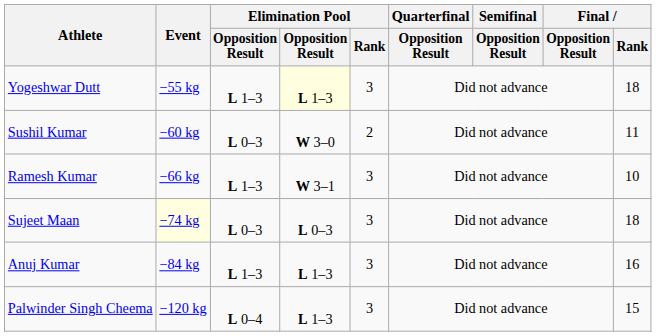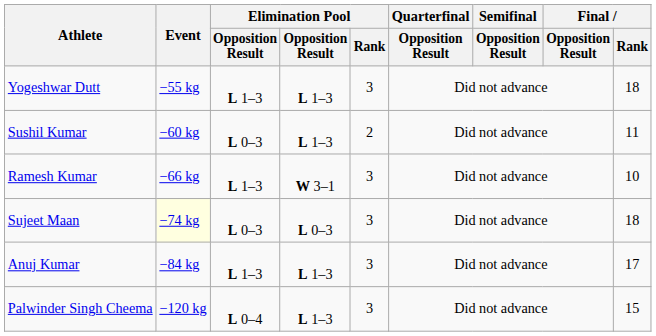(315, 98) lightyellow background -> (315, 98) no background
(315, 142) W 3–0 -> (315, 142) L 1–3
(632, 264) 16 -> (632, 264) 17
